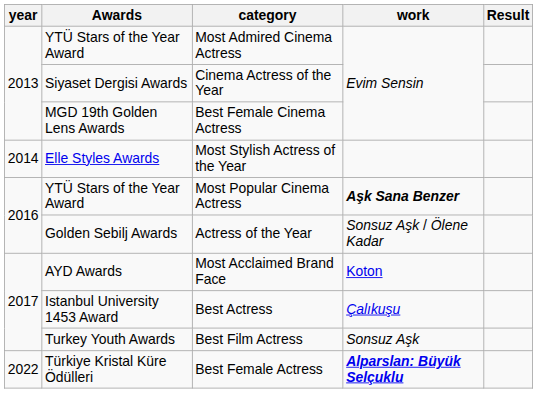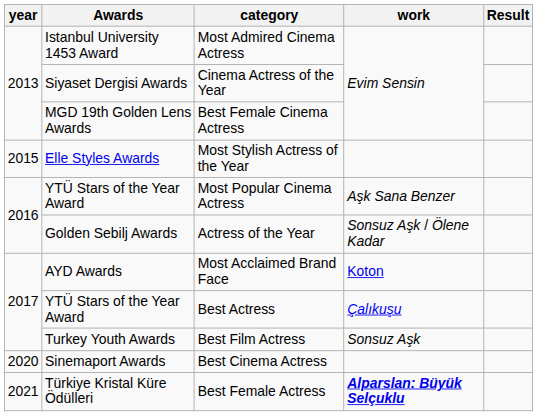(112, 45) YTÜ Stars of the Year Award -> (102, 45) Istanbul University 1453 Award
(23, 158) 2014 -> (23, 158) 2015
(403, 196) bold -> (401, 196) normal
(102, 309) Istanbul University 1453 Award -> (112, 309) YTÜ Stars of the Year Award
+ row: (262, 361)
(23, 369) 2022 -> (23, 391) 2021
